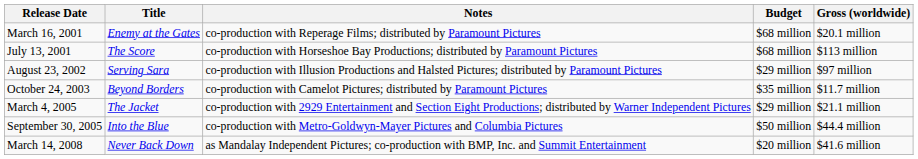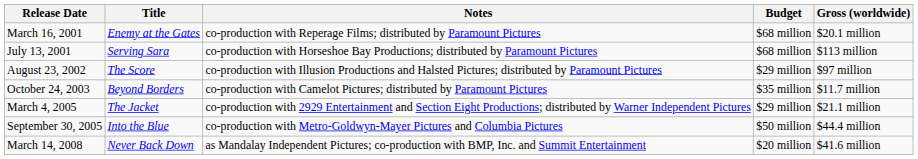(131, 51) The Score -> (138, 51) Serving Sara
(138, 70) Serving Sara -> (131, 70) The Score
